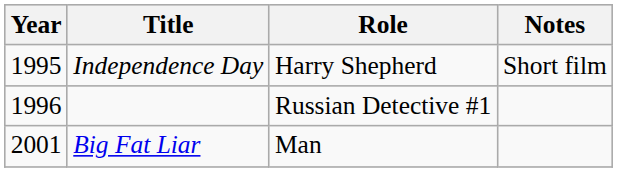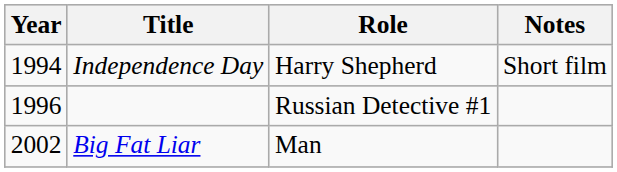(36, 65) 1995 -> (36, 65) 1994
(36, 145) 2001 -> (36, 145) 2002
